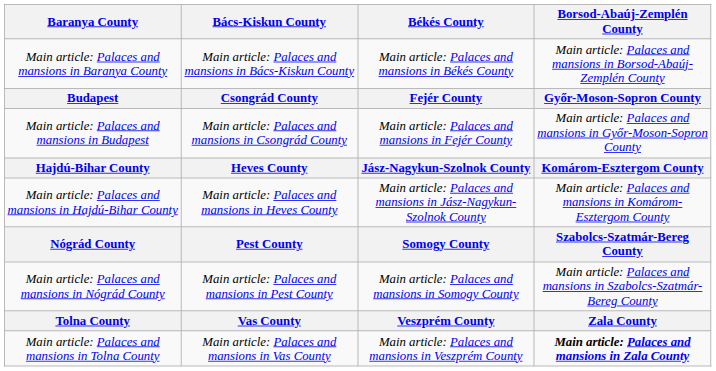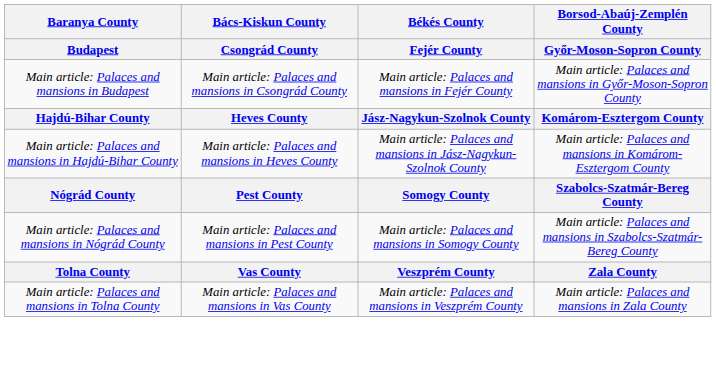- row: (93, 63)
(623, 348) bold -> (622, 299) normal
